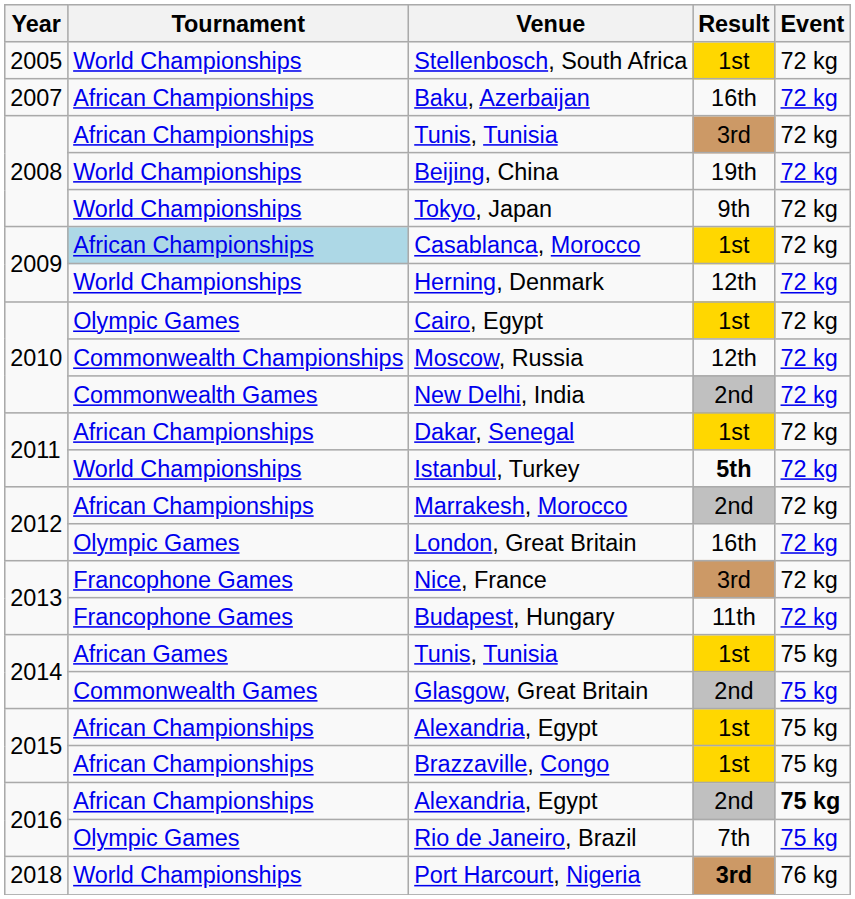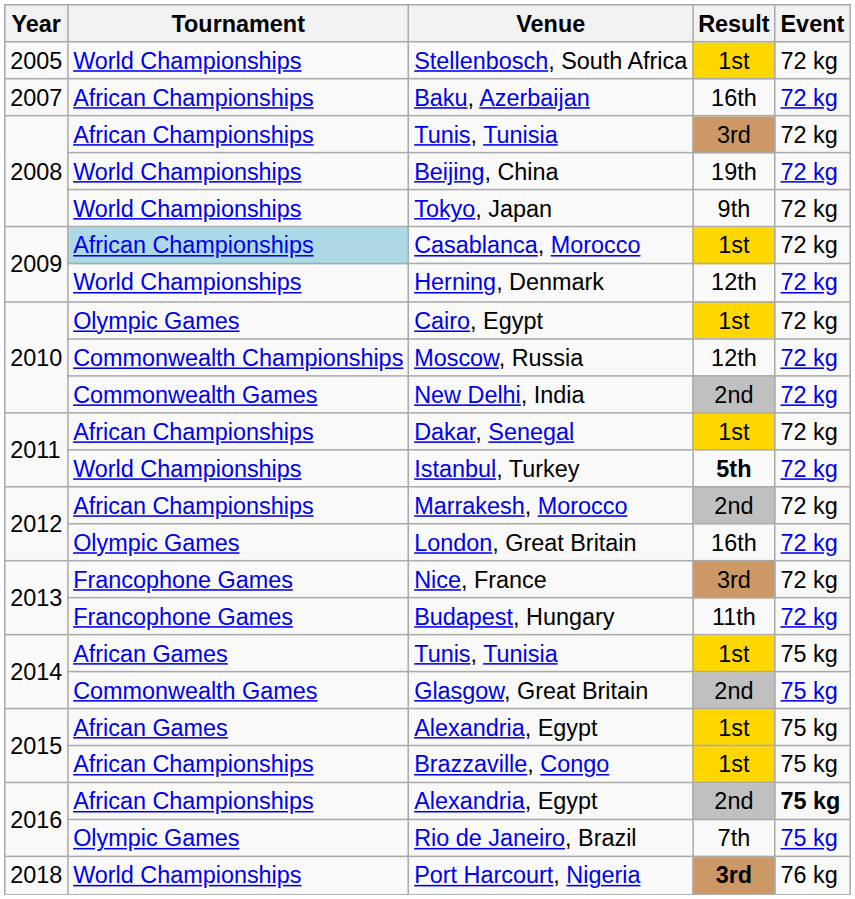(193, 728) African Championships -> (150, 728) African Games
